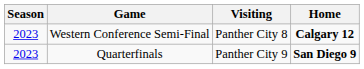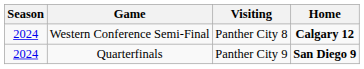(26, 34) 2023 -> (26, 34) 2024
(26, 53) 2023 -> (26, 53) 2024
